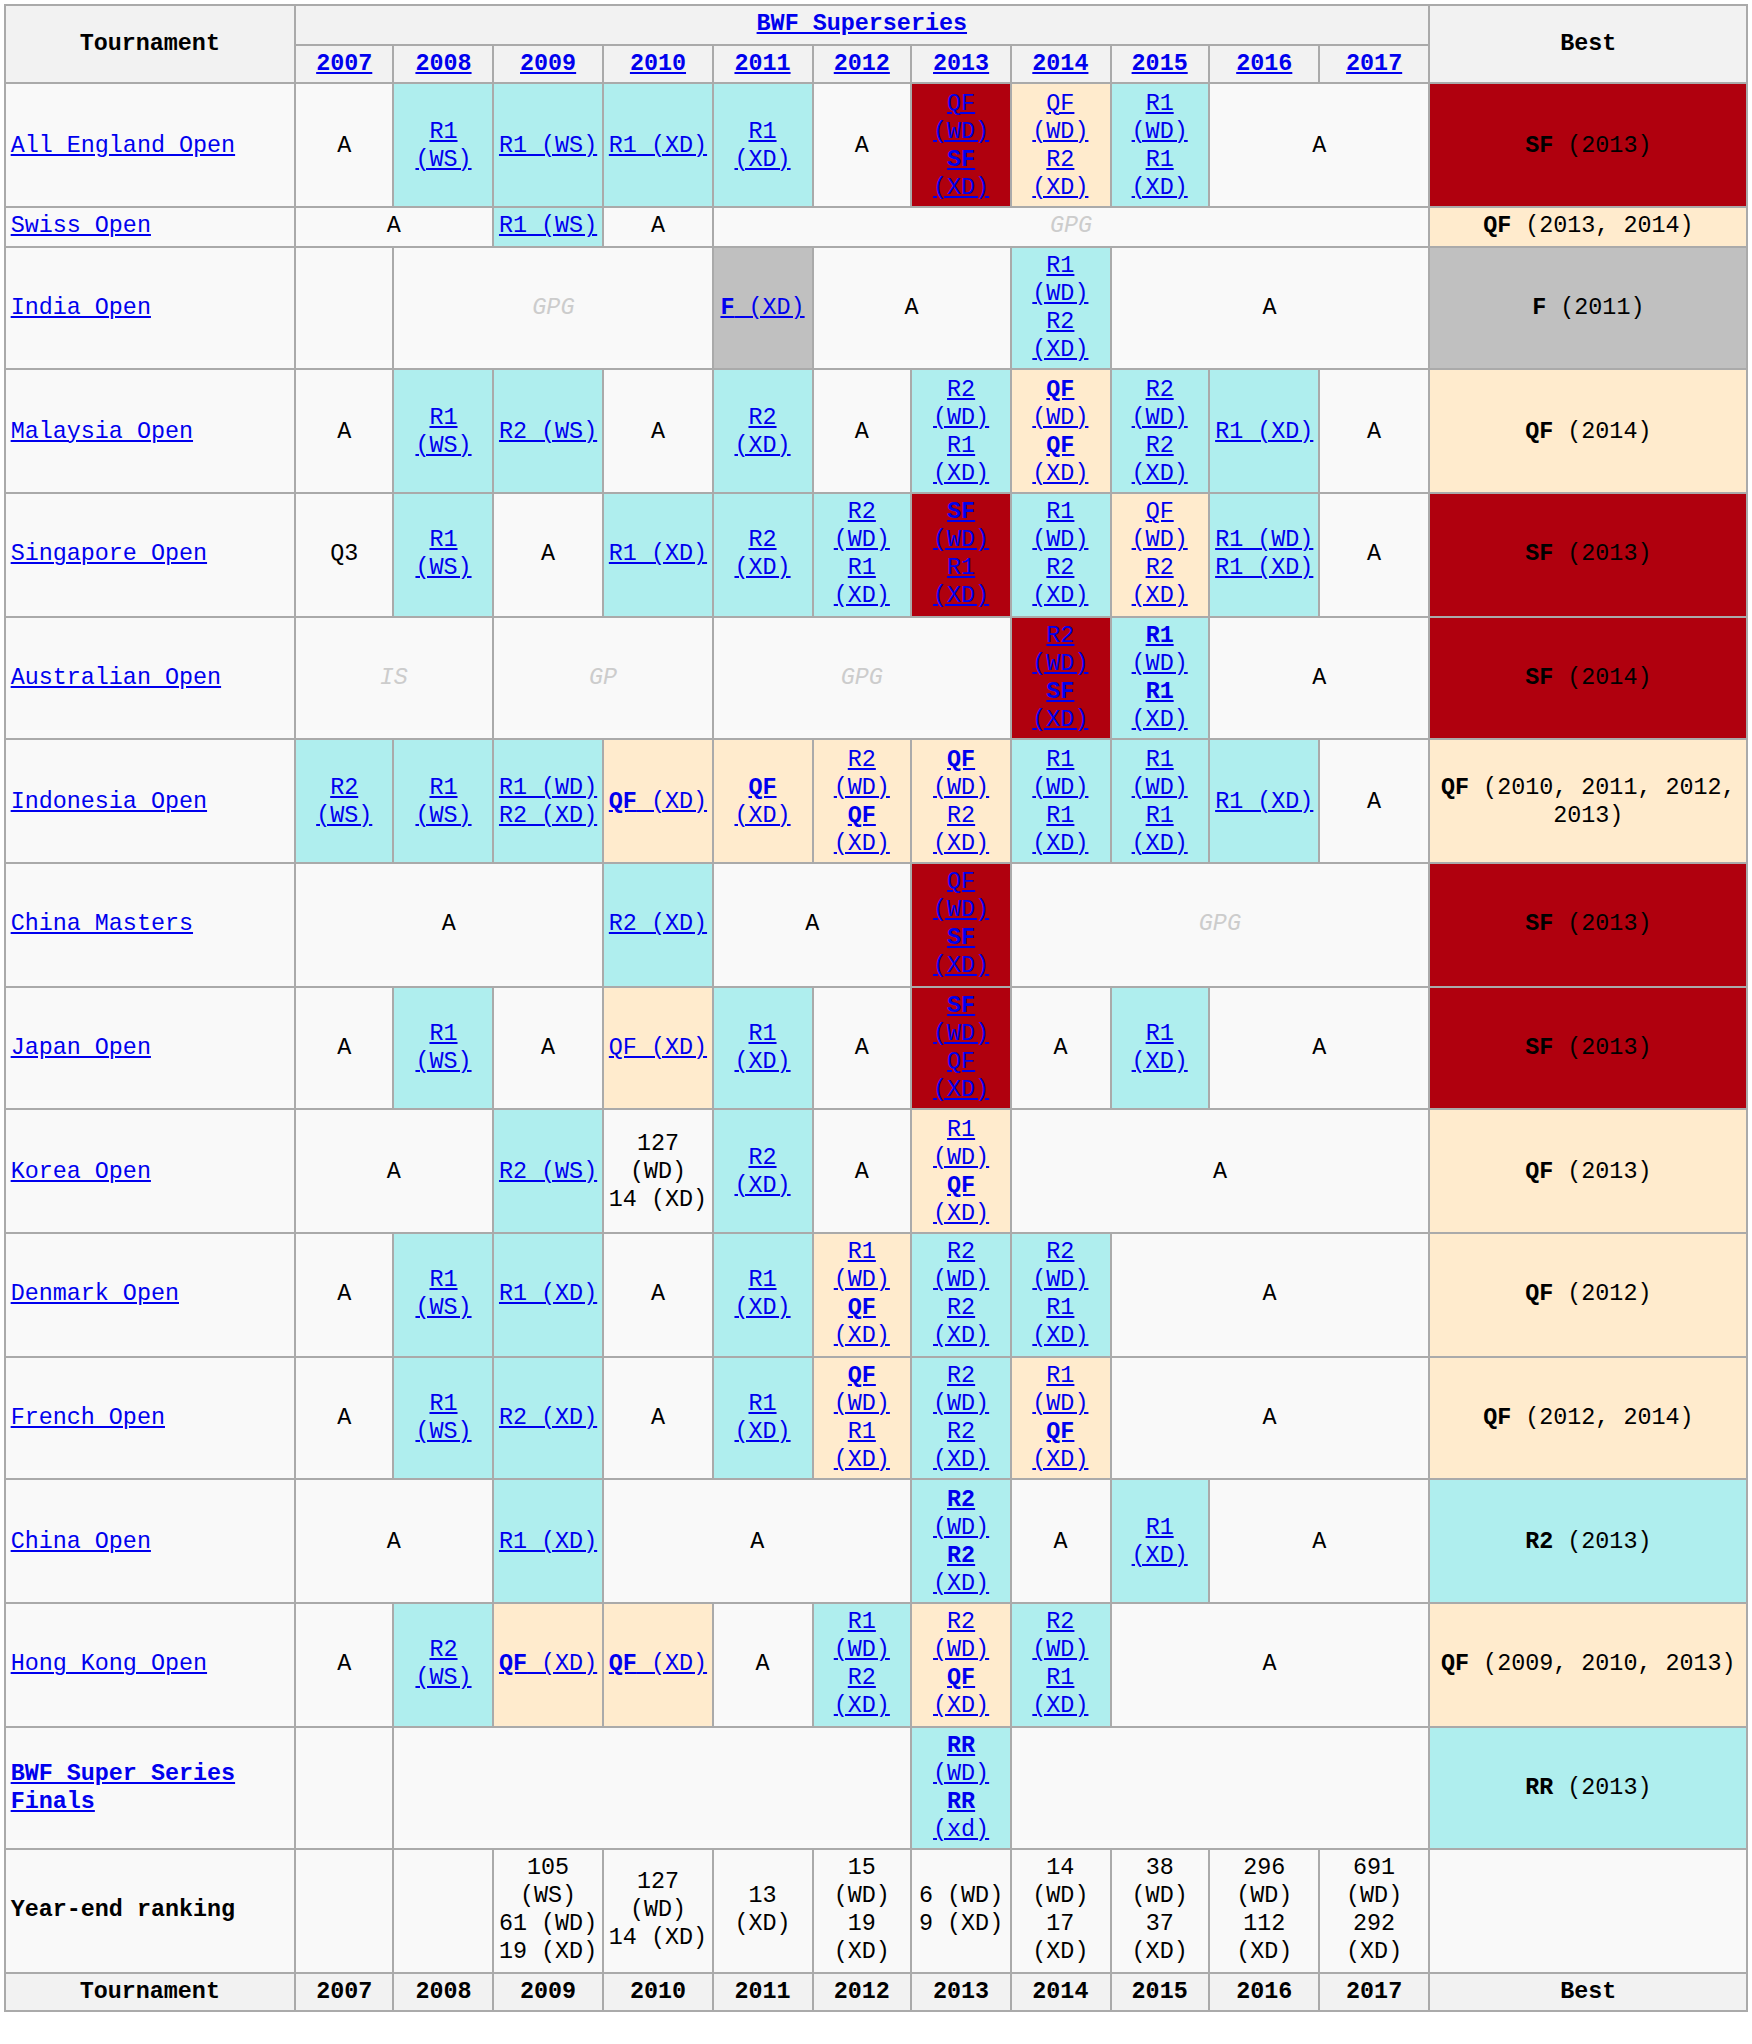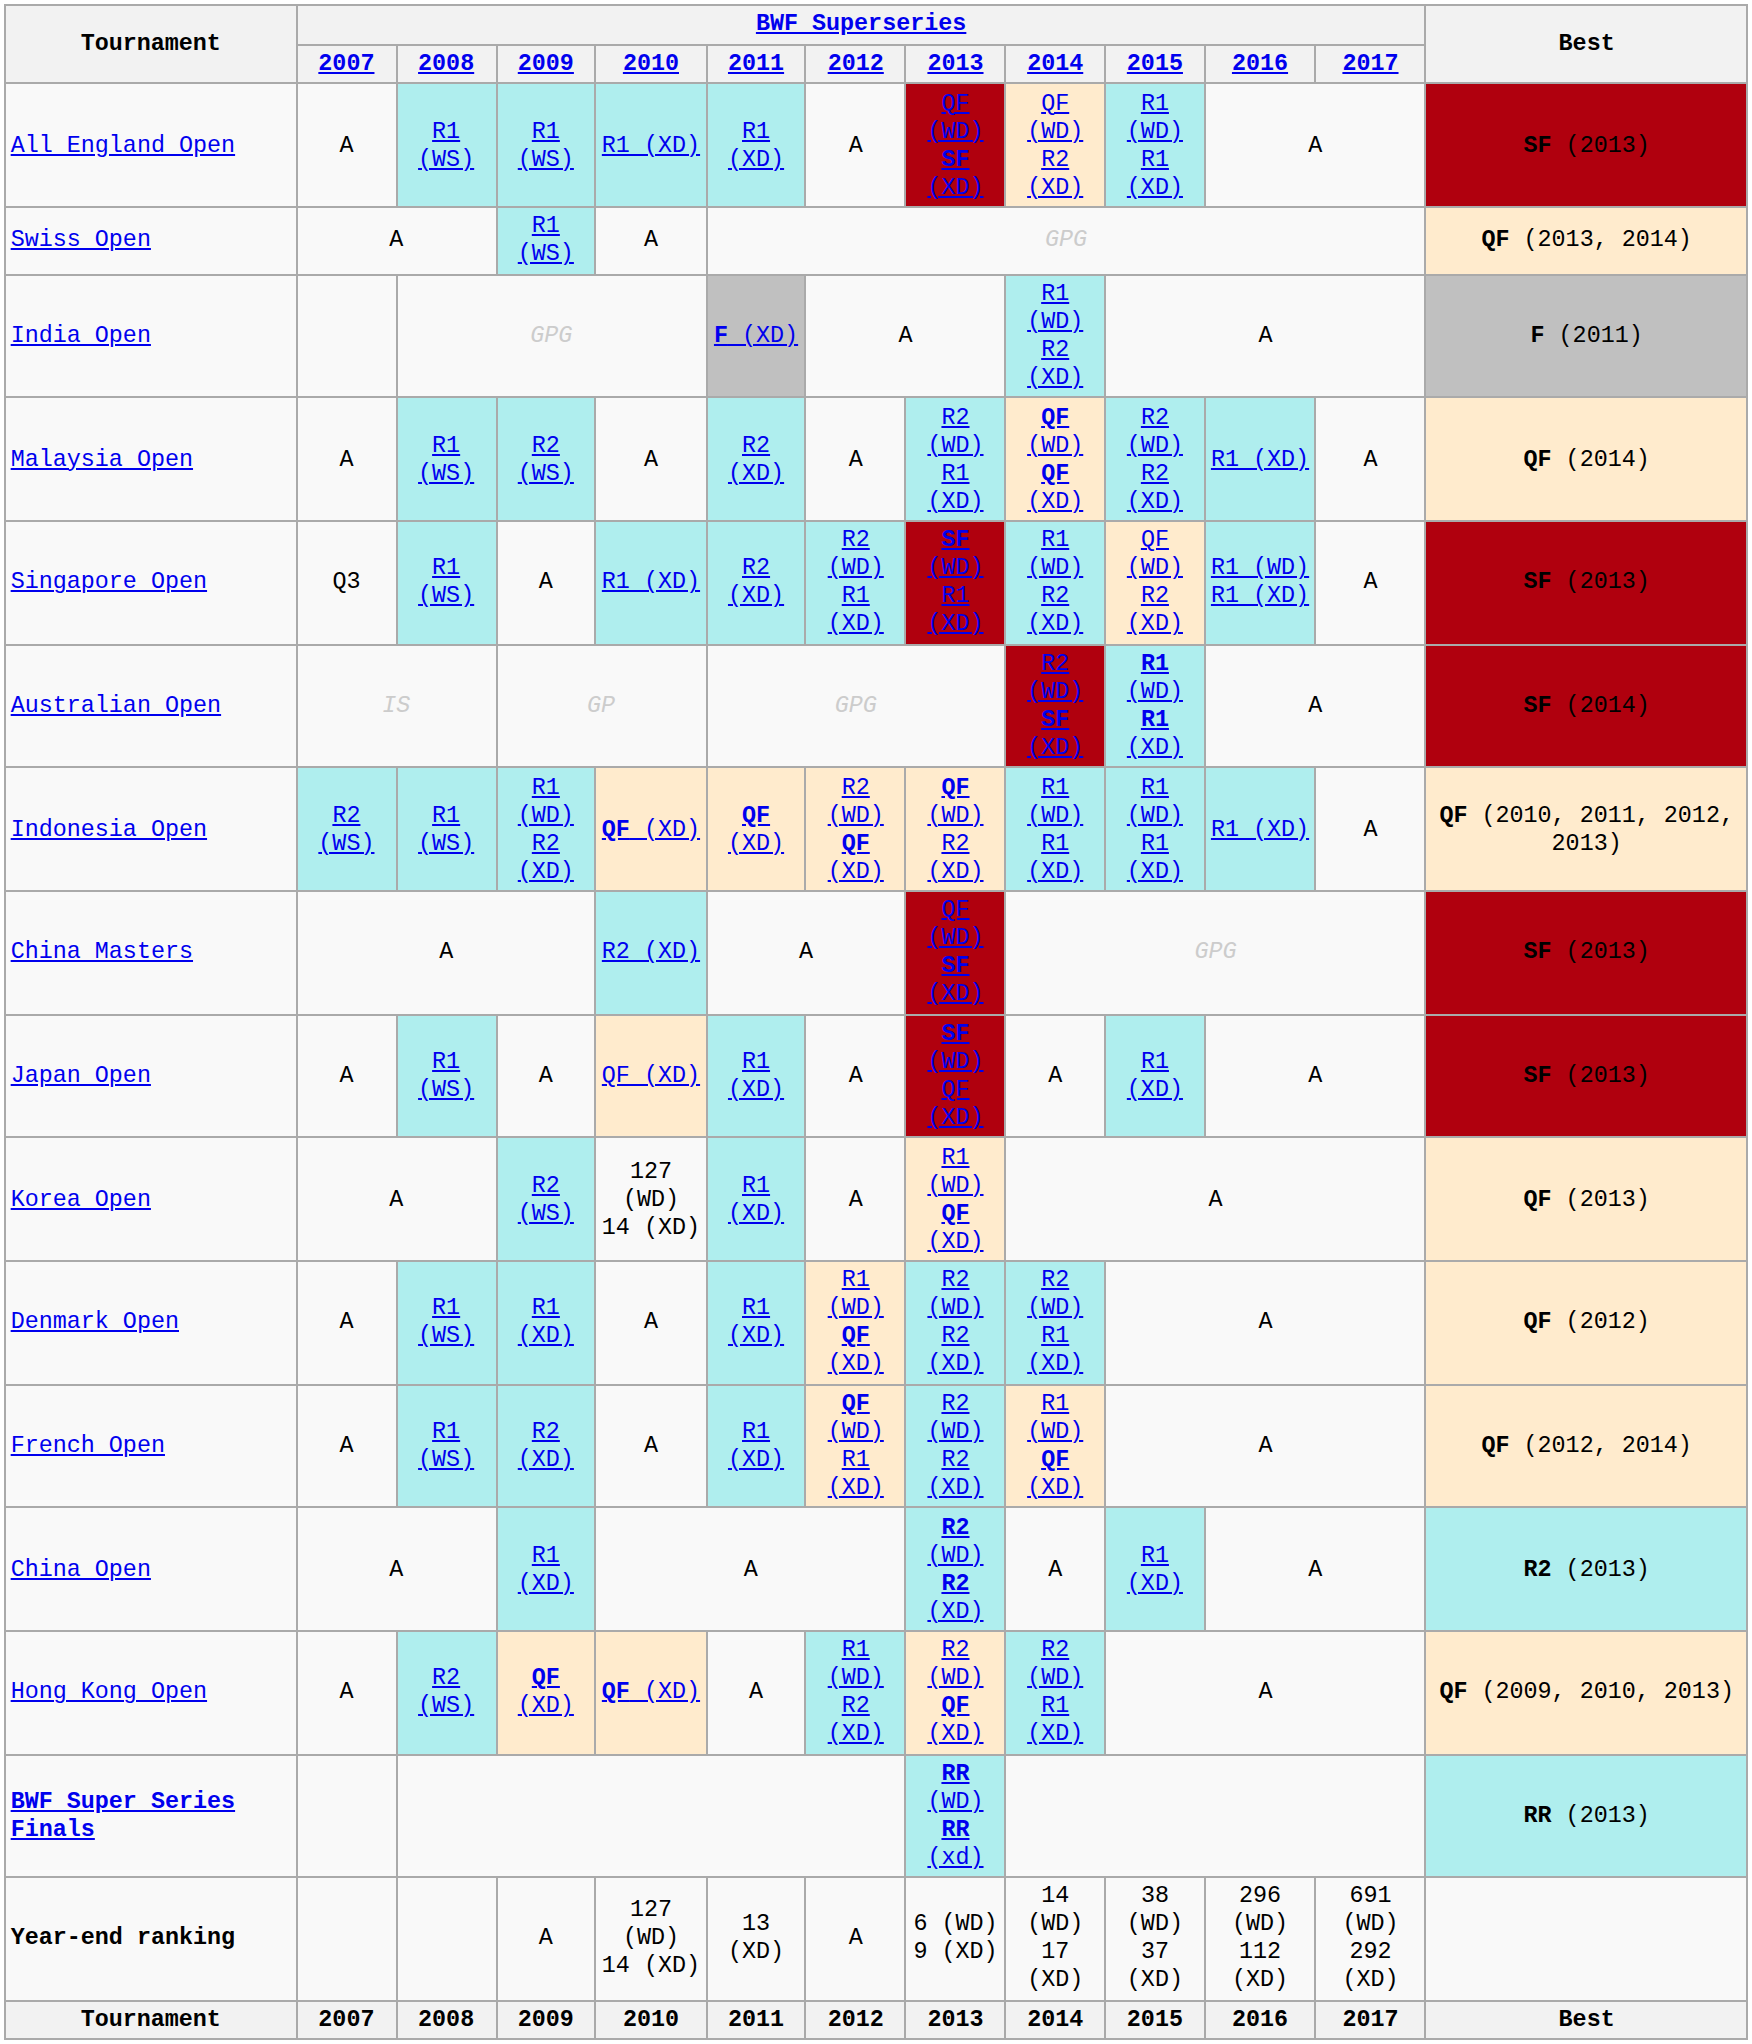(763, 1171) R2 (XD) -> (756, 1199) R1 (XD)
(548, 1911) 105 (WS) 61 (WD) 19 (XD) -> (546, 1939) A
(862, 1911) 15 (WD) 19 (XD) -> (856, 1939) A
